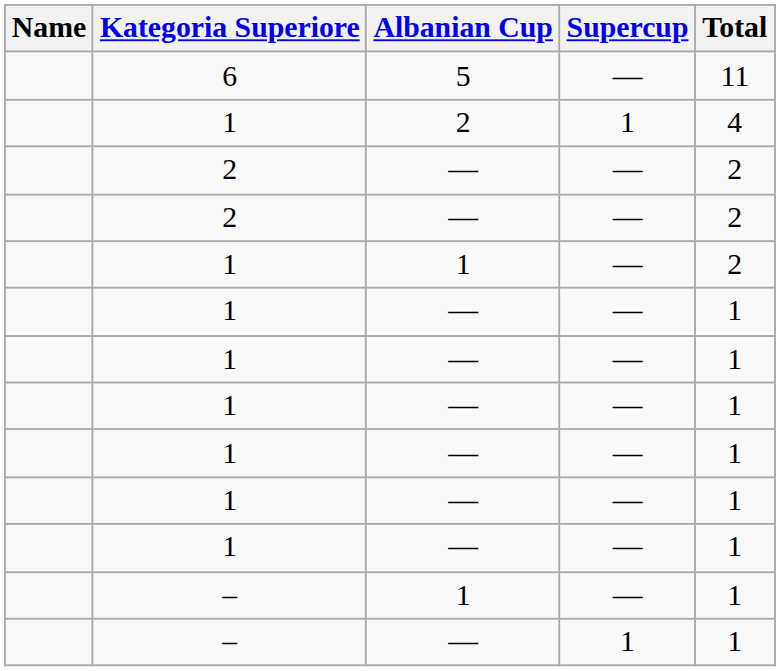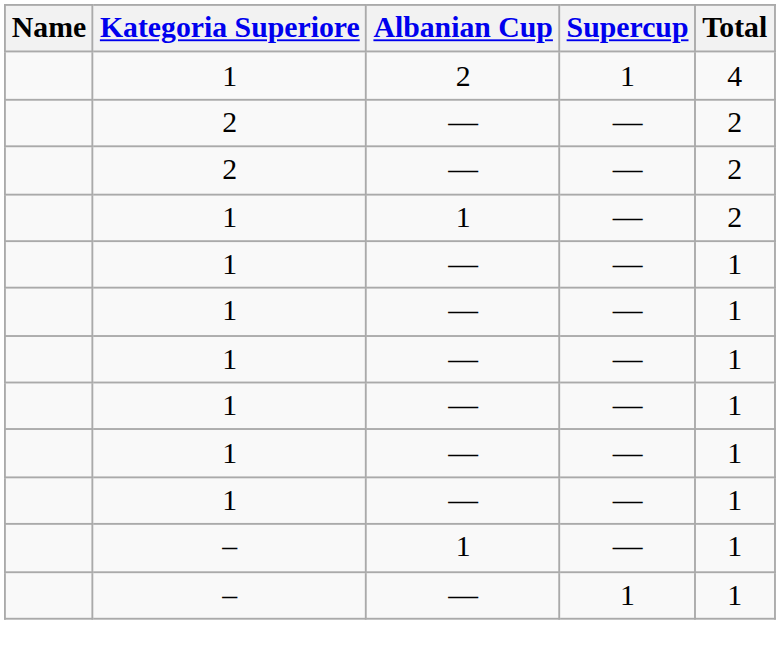- row: (230, 75)
